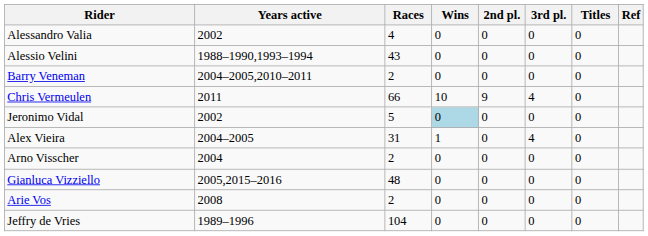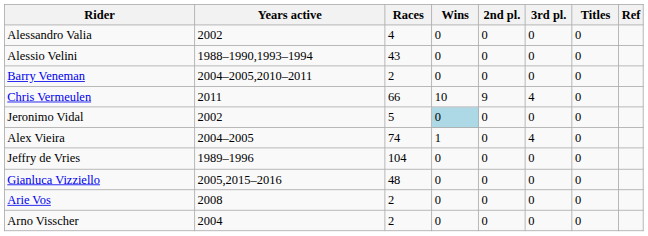(394, 138) 31 -> (394, 138) 74
rows swapped: (43, 158) <-> (44, 220)
